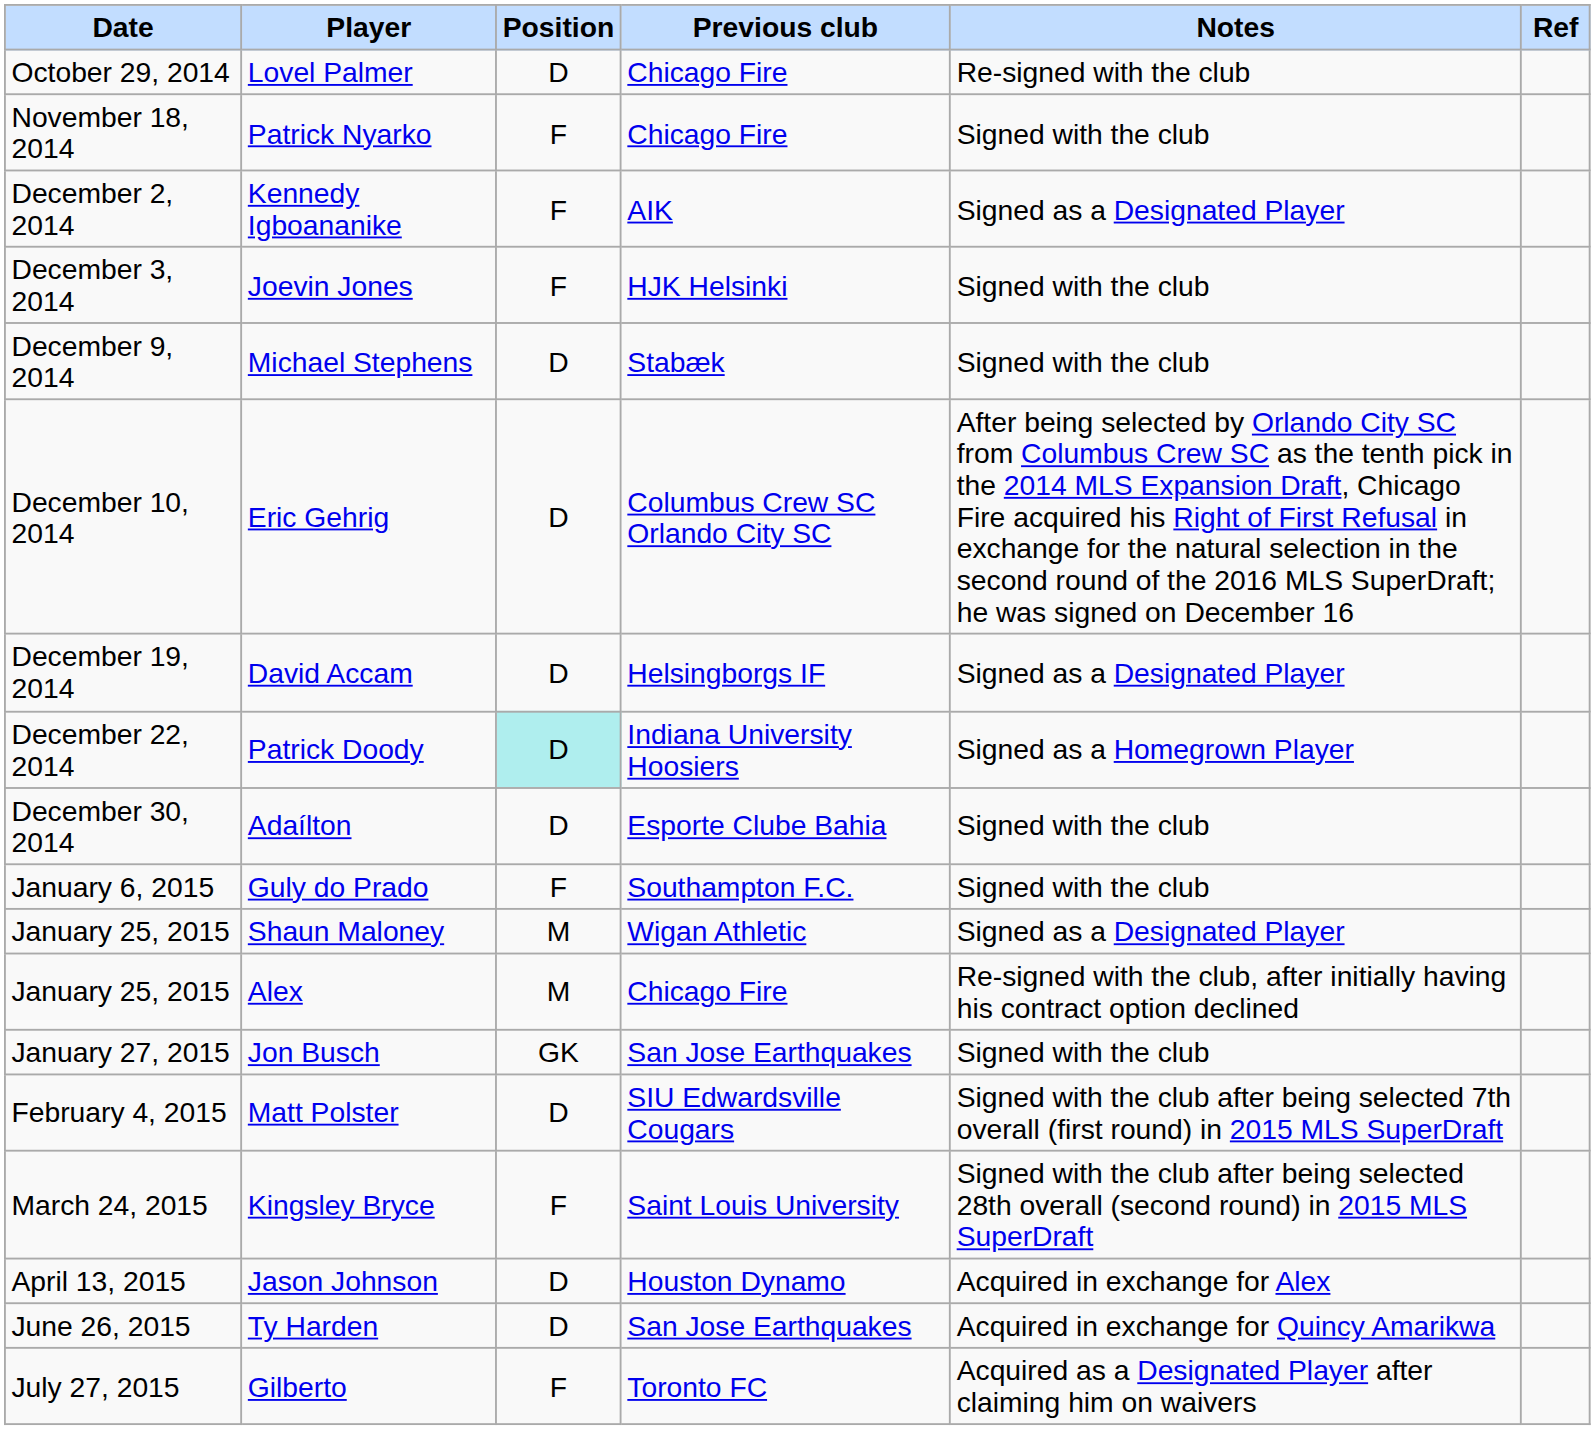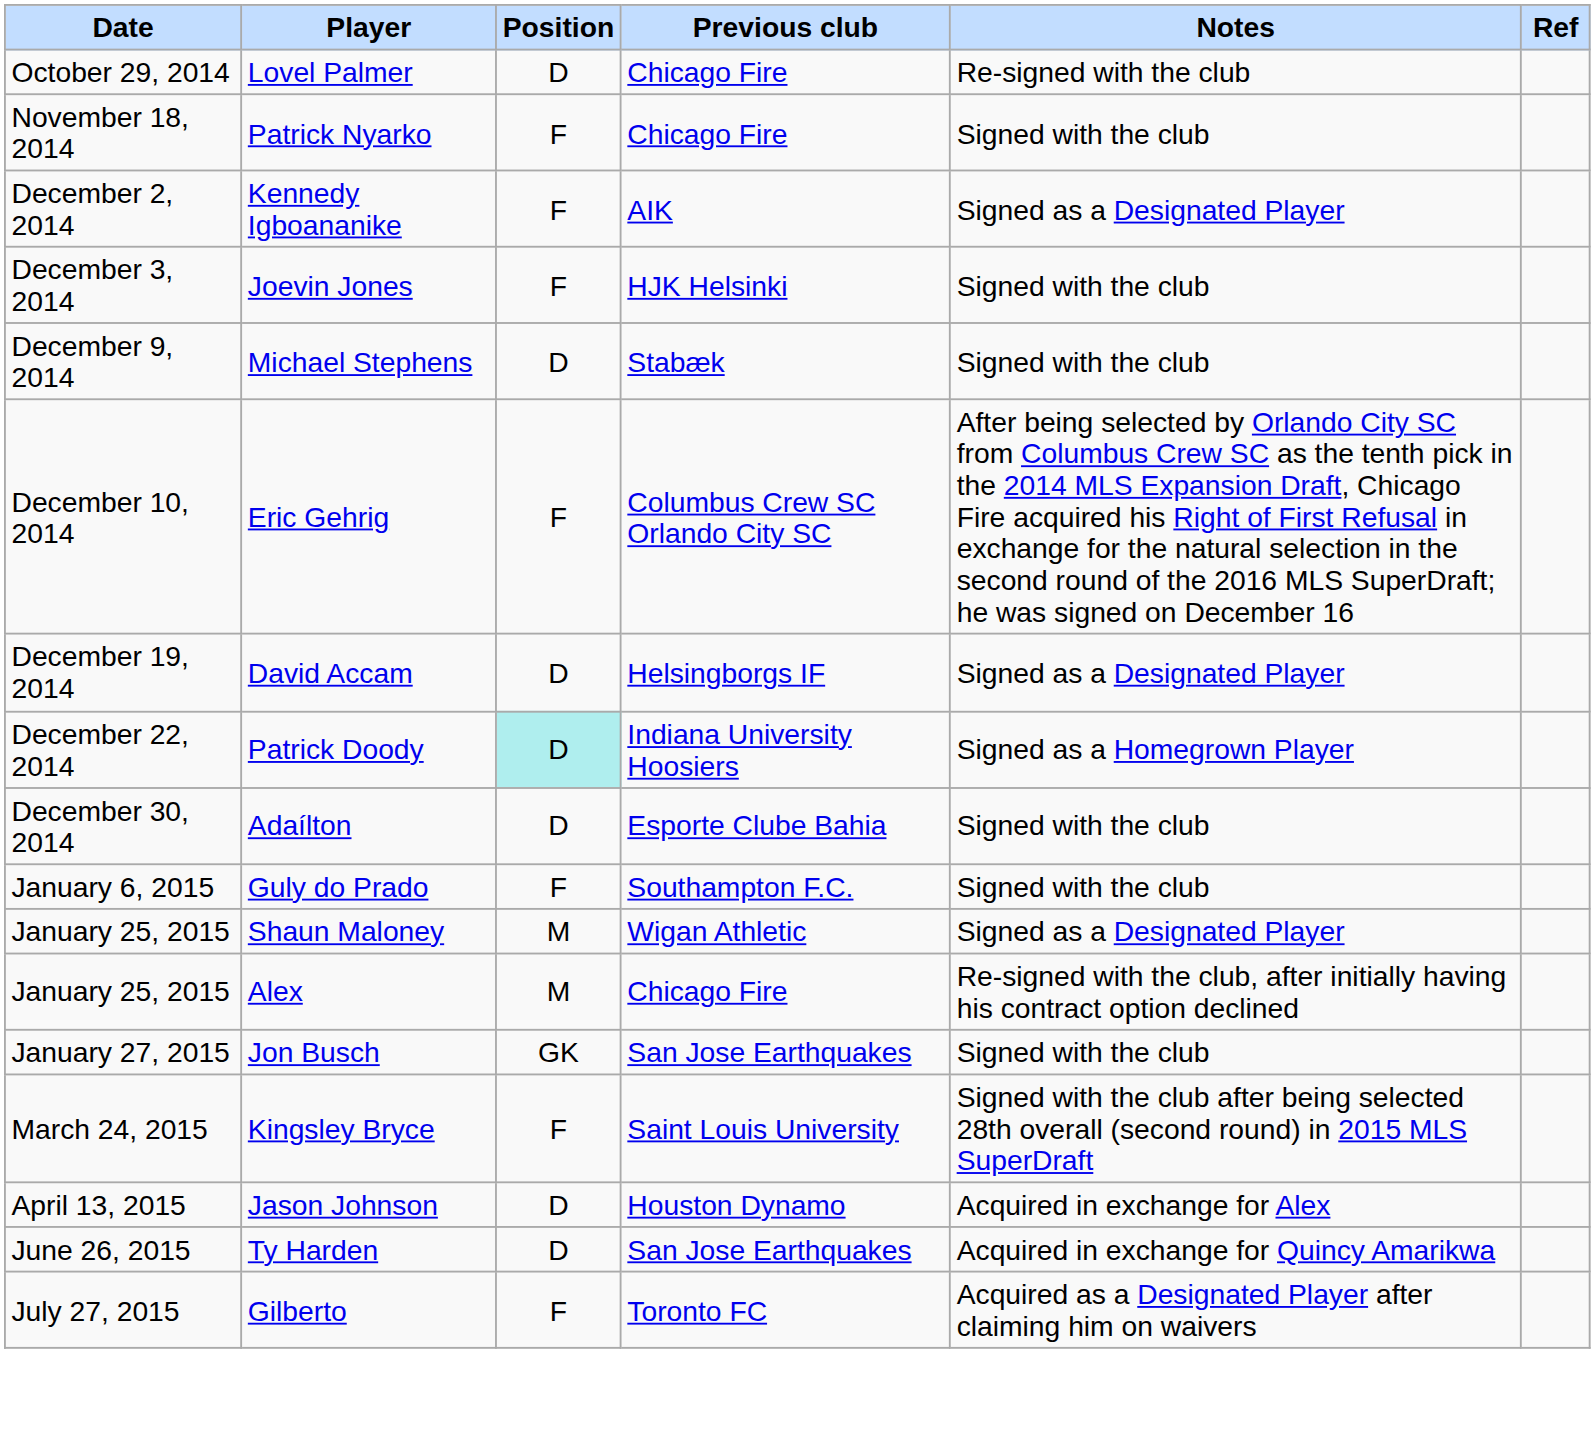(558, 517) D -> (558, 517) F
- row: (323, 1113)
